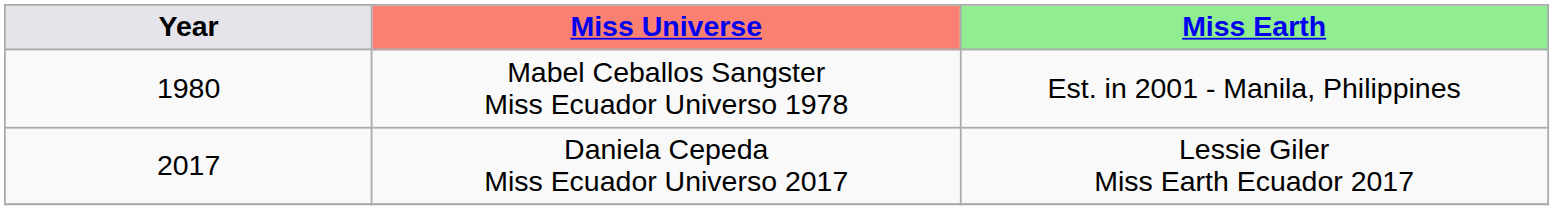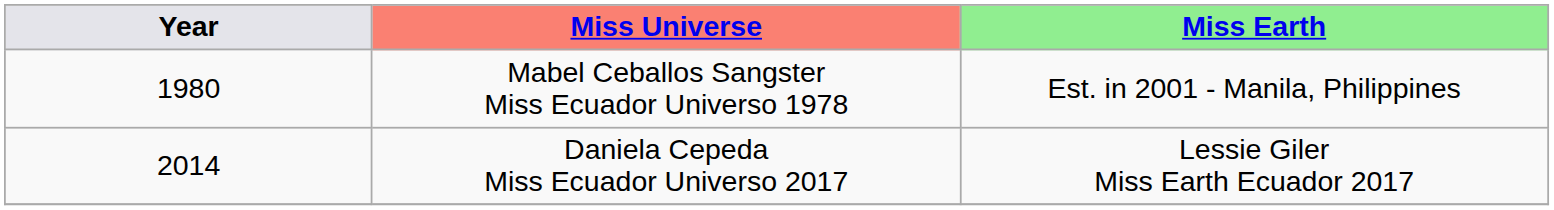(189, 165) 2017 -> (189, 165) 2014
